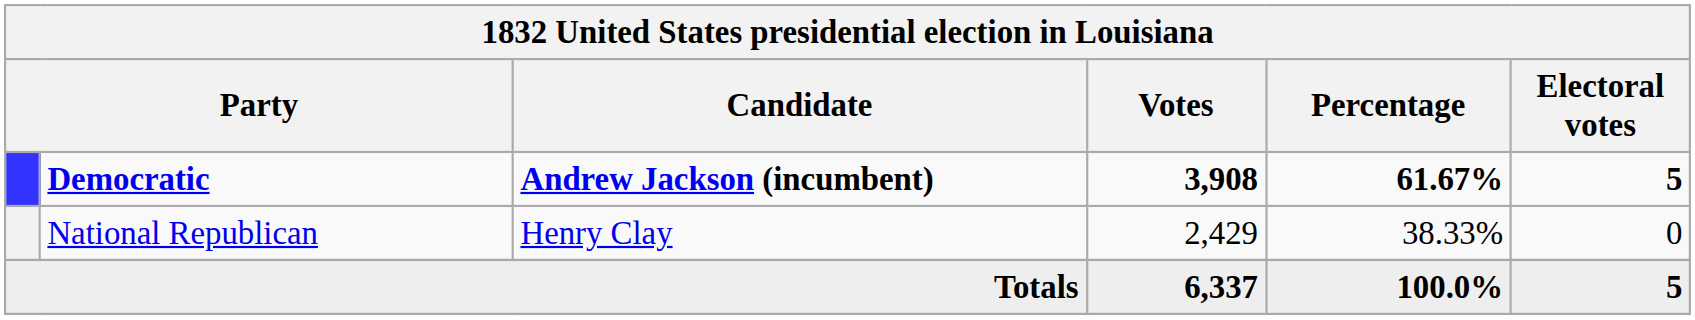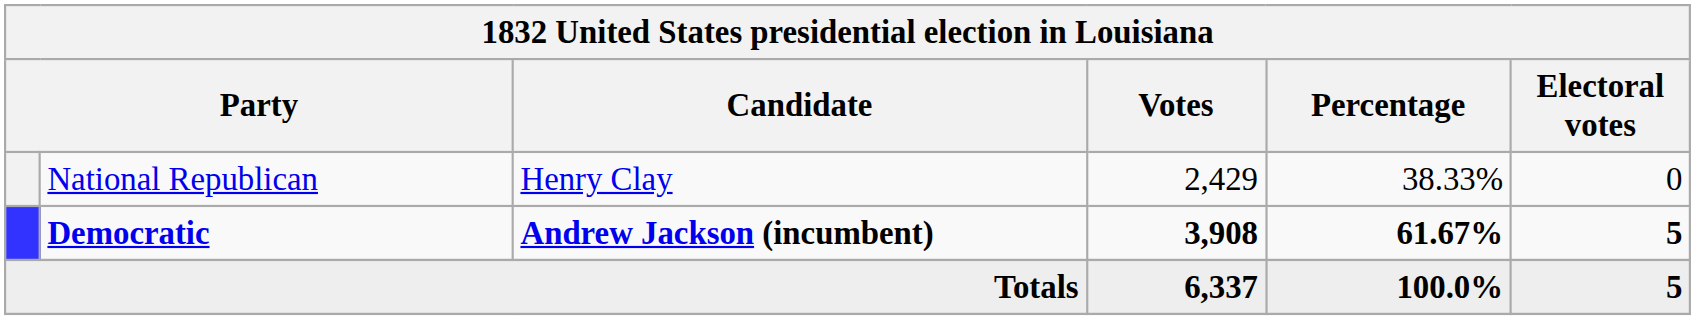rows swapped: (128, 178) <-> (183, 233)
